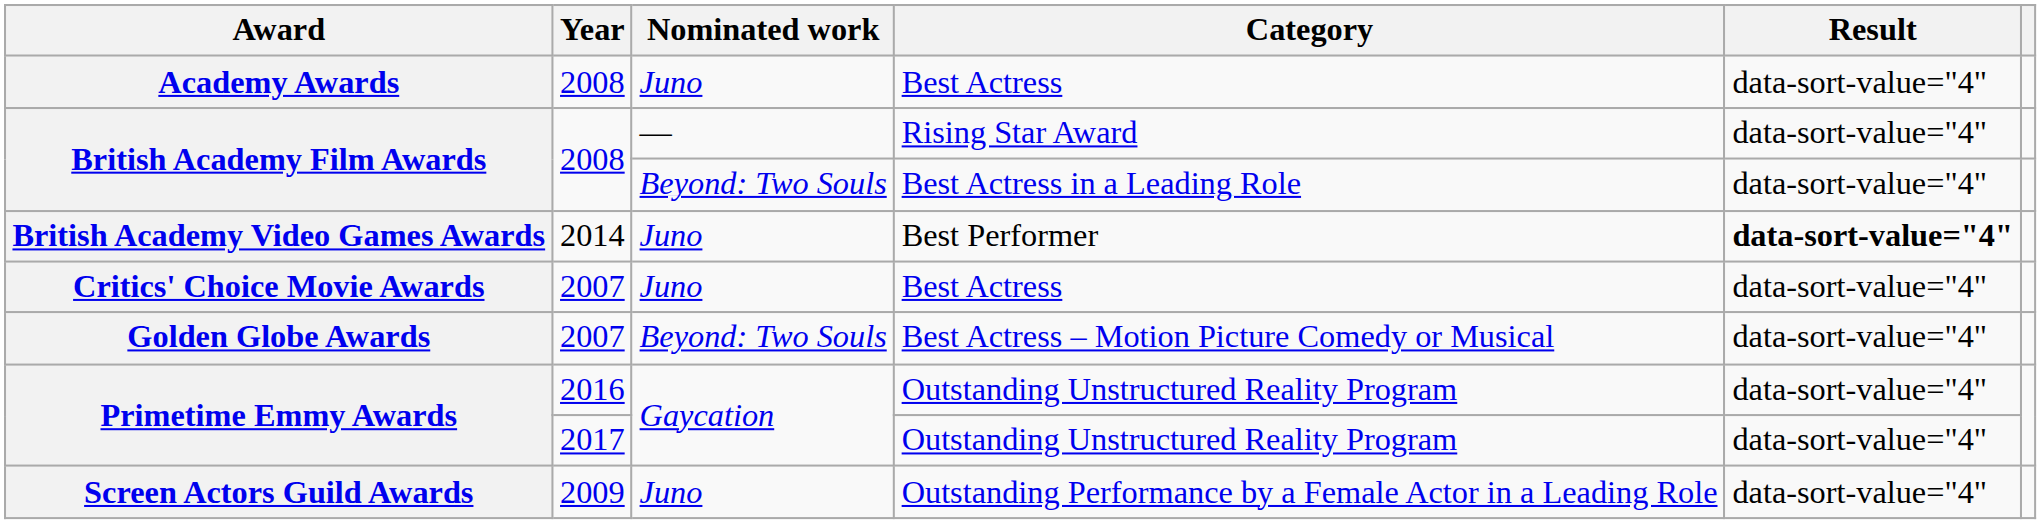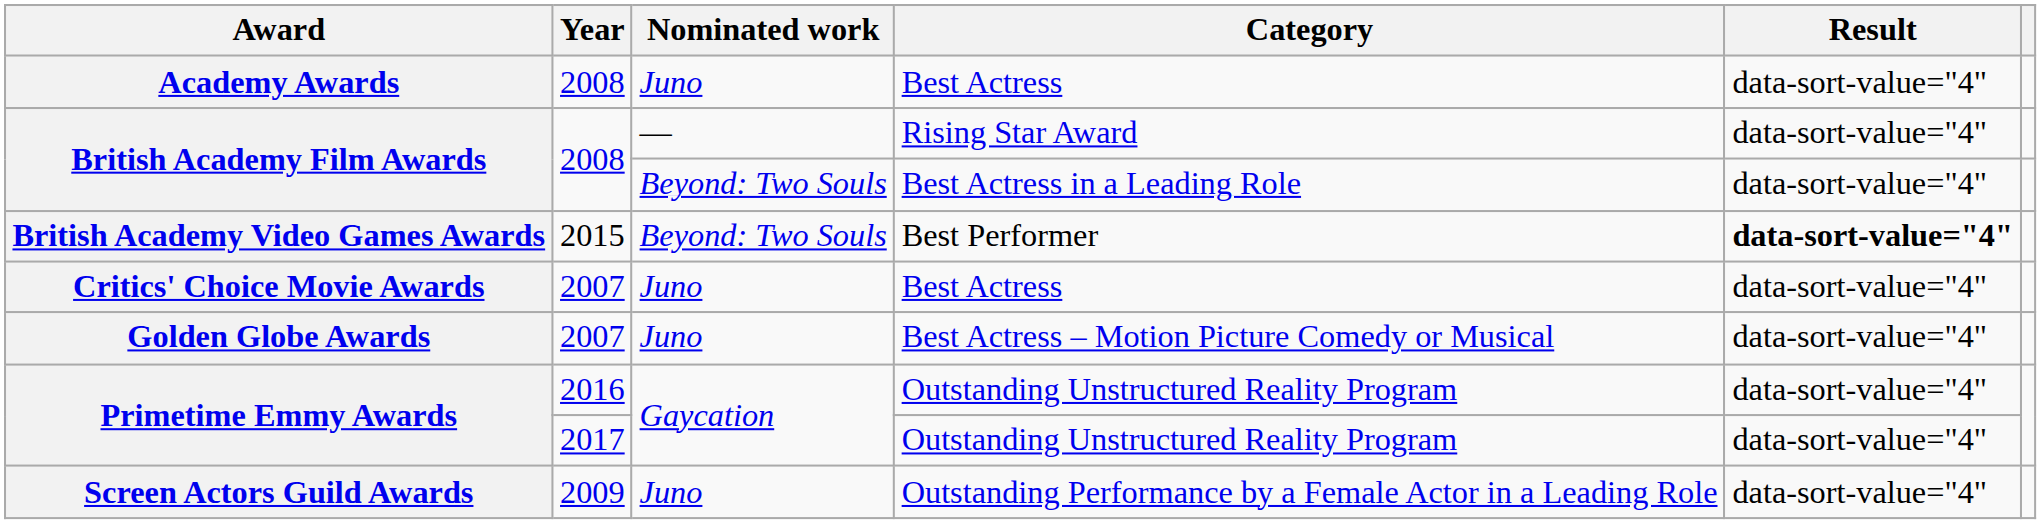(592, 235) 2014 -> (592, 235) 2015
(671, 235) Juno -> (763, 235) Beyond: Two Souls
(763, 337) Beyond: Two Souls -> (671, 337) Juno
